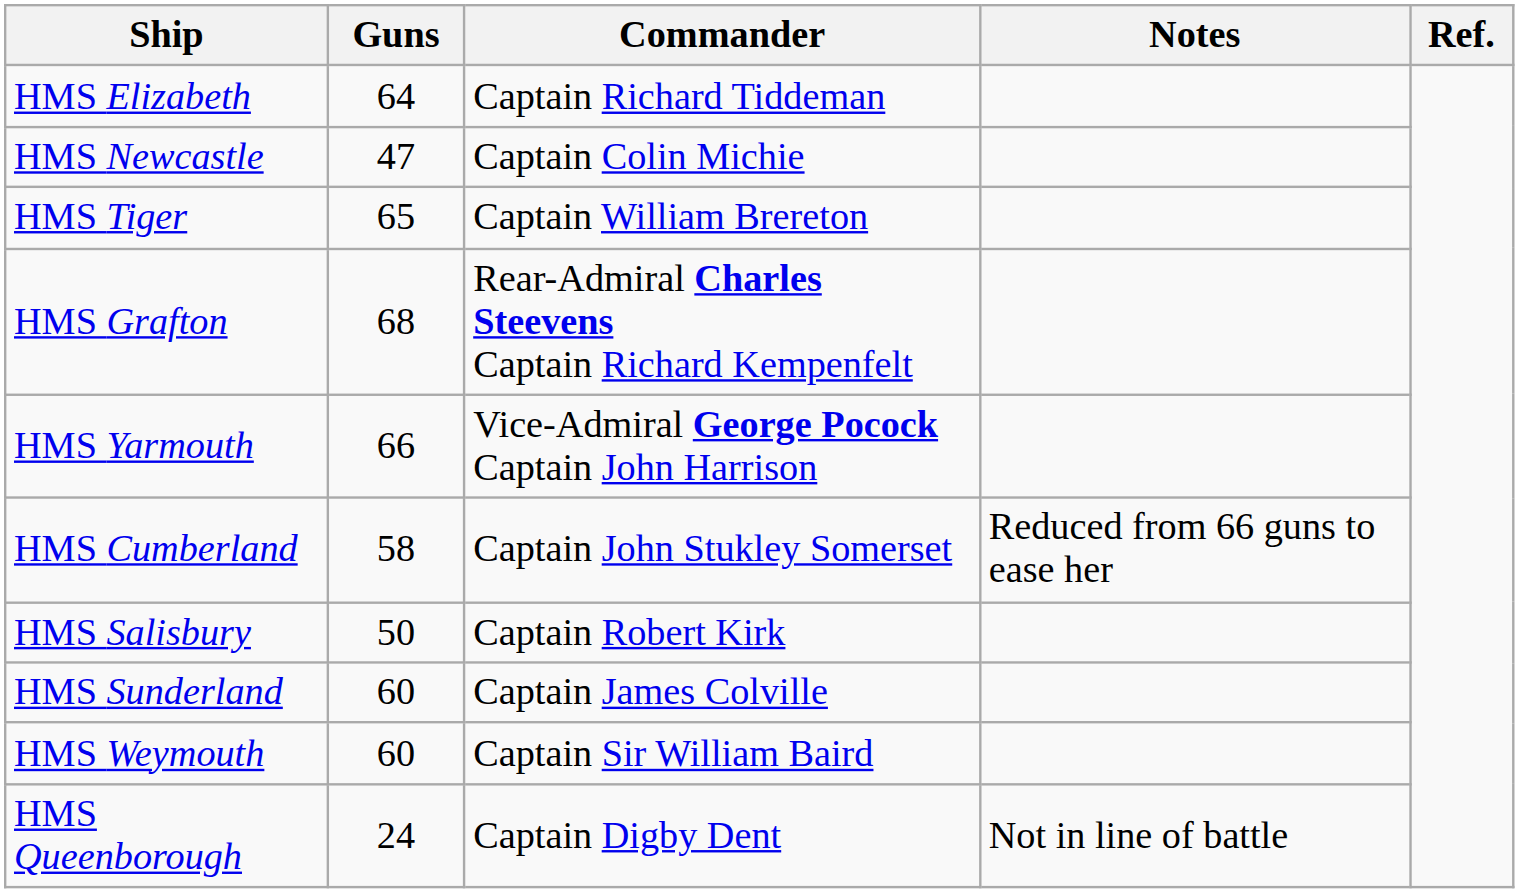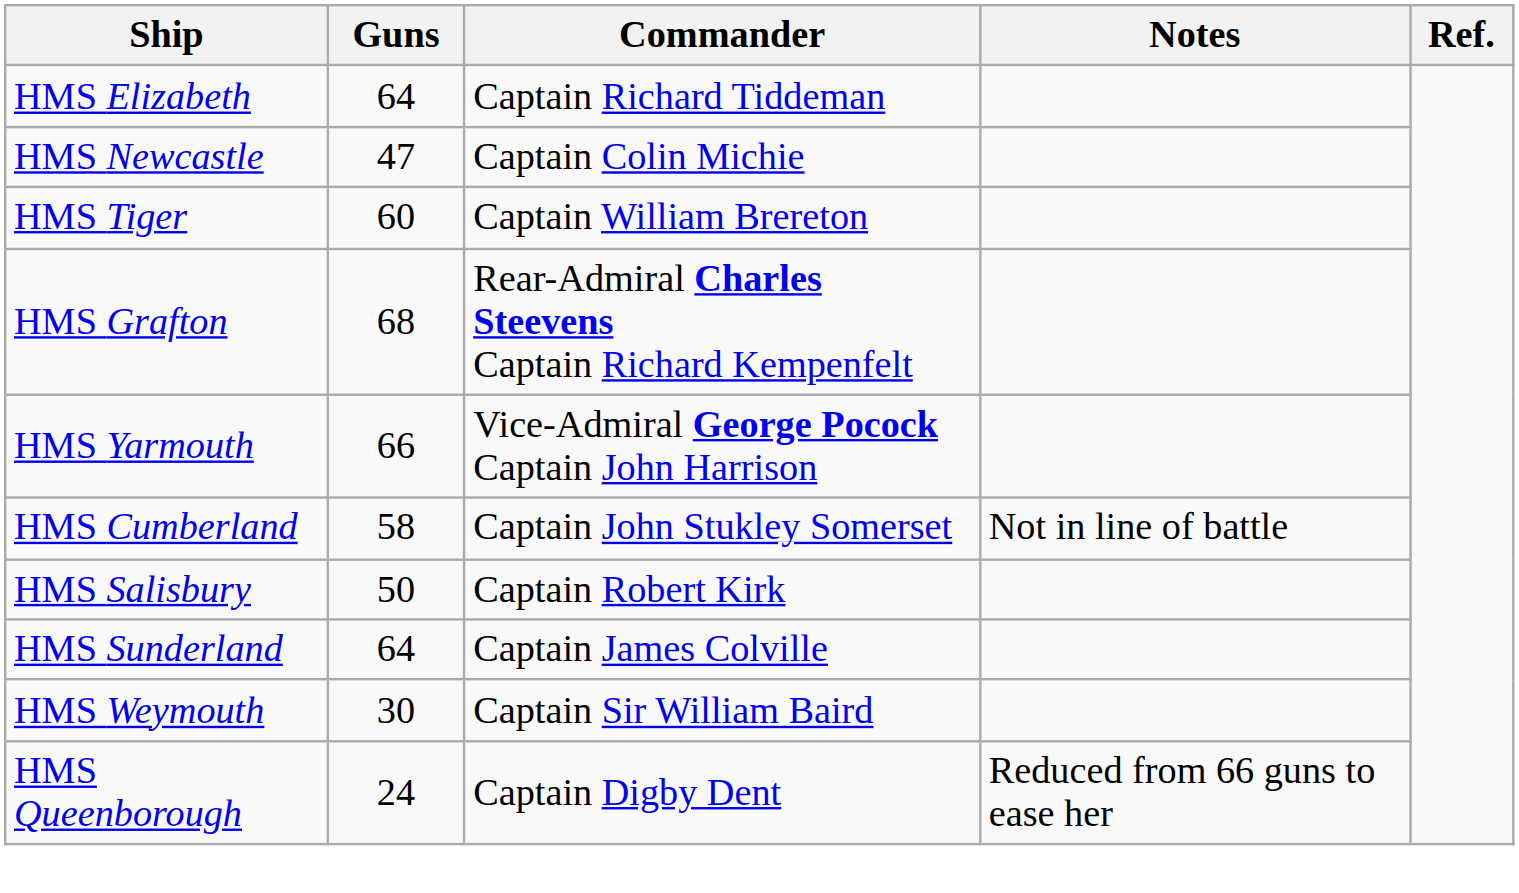(396, 216) 65 -> (396, 216) 60
(1182, 549) Reduced from 66 guns to ease her -> (1138, 527) Not in line of battle
(396, 692) 60 -> (396, 649) 64
(396, 752) 60 -> (396, 709) 30
(1138, 834) Not in line of battle -> (1182, 791) Reduced from 66 guns to ease her
